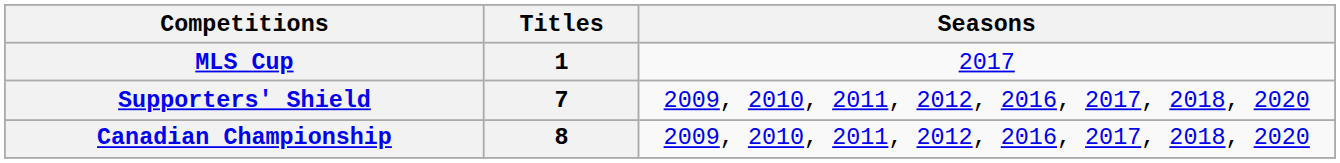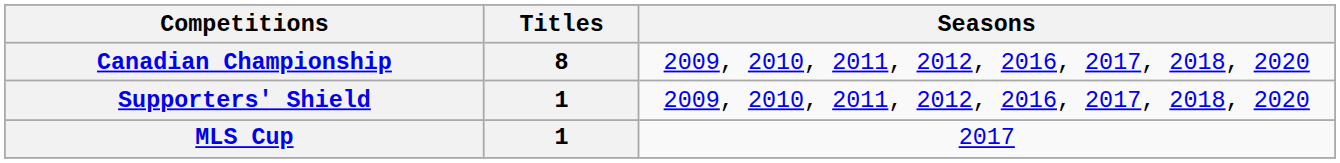rows swapped: (244, 62) <-> (244, 138)
(562, 100) 7 -> (562, 100) 1
